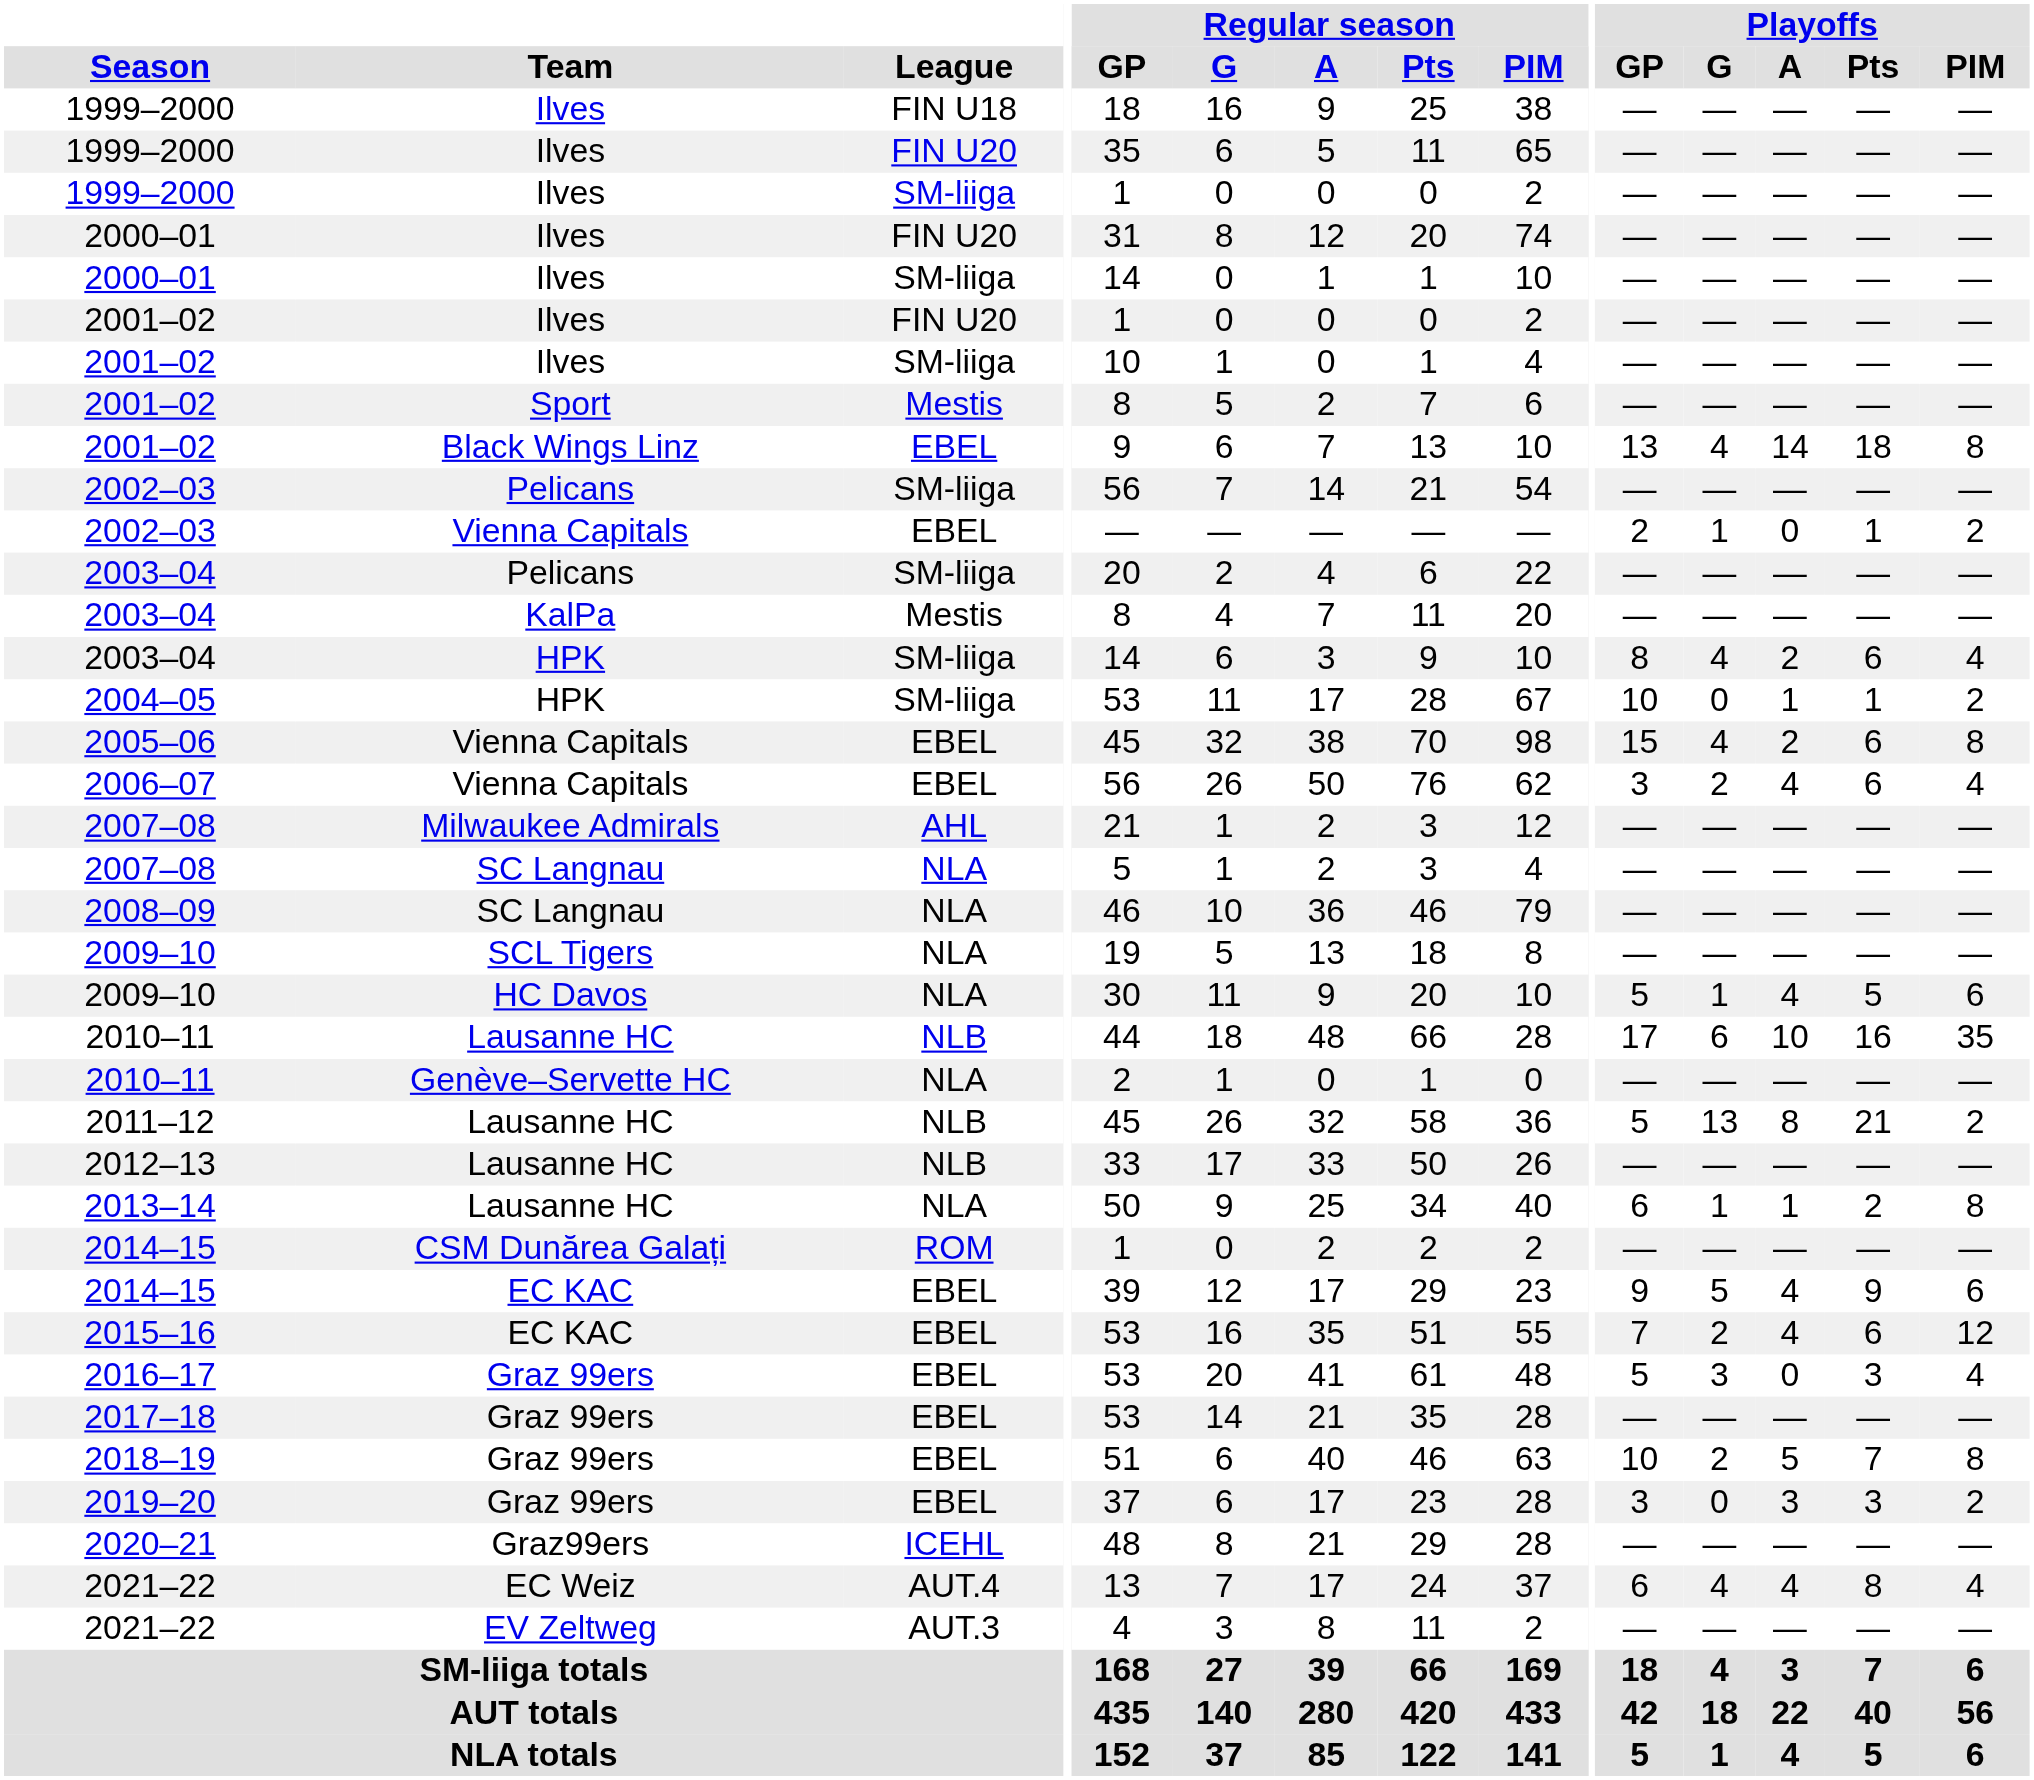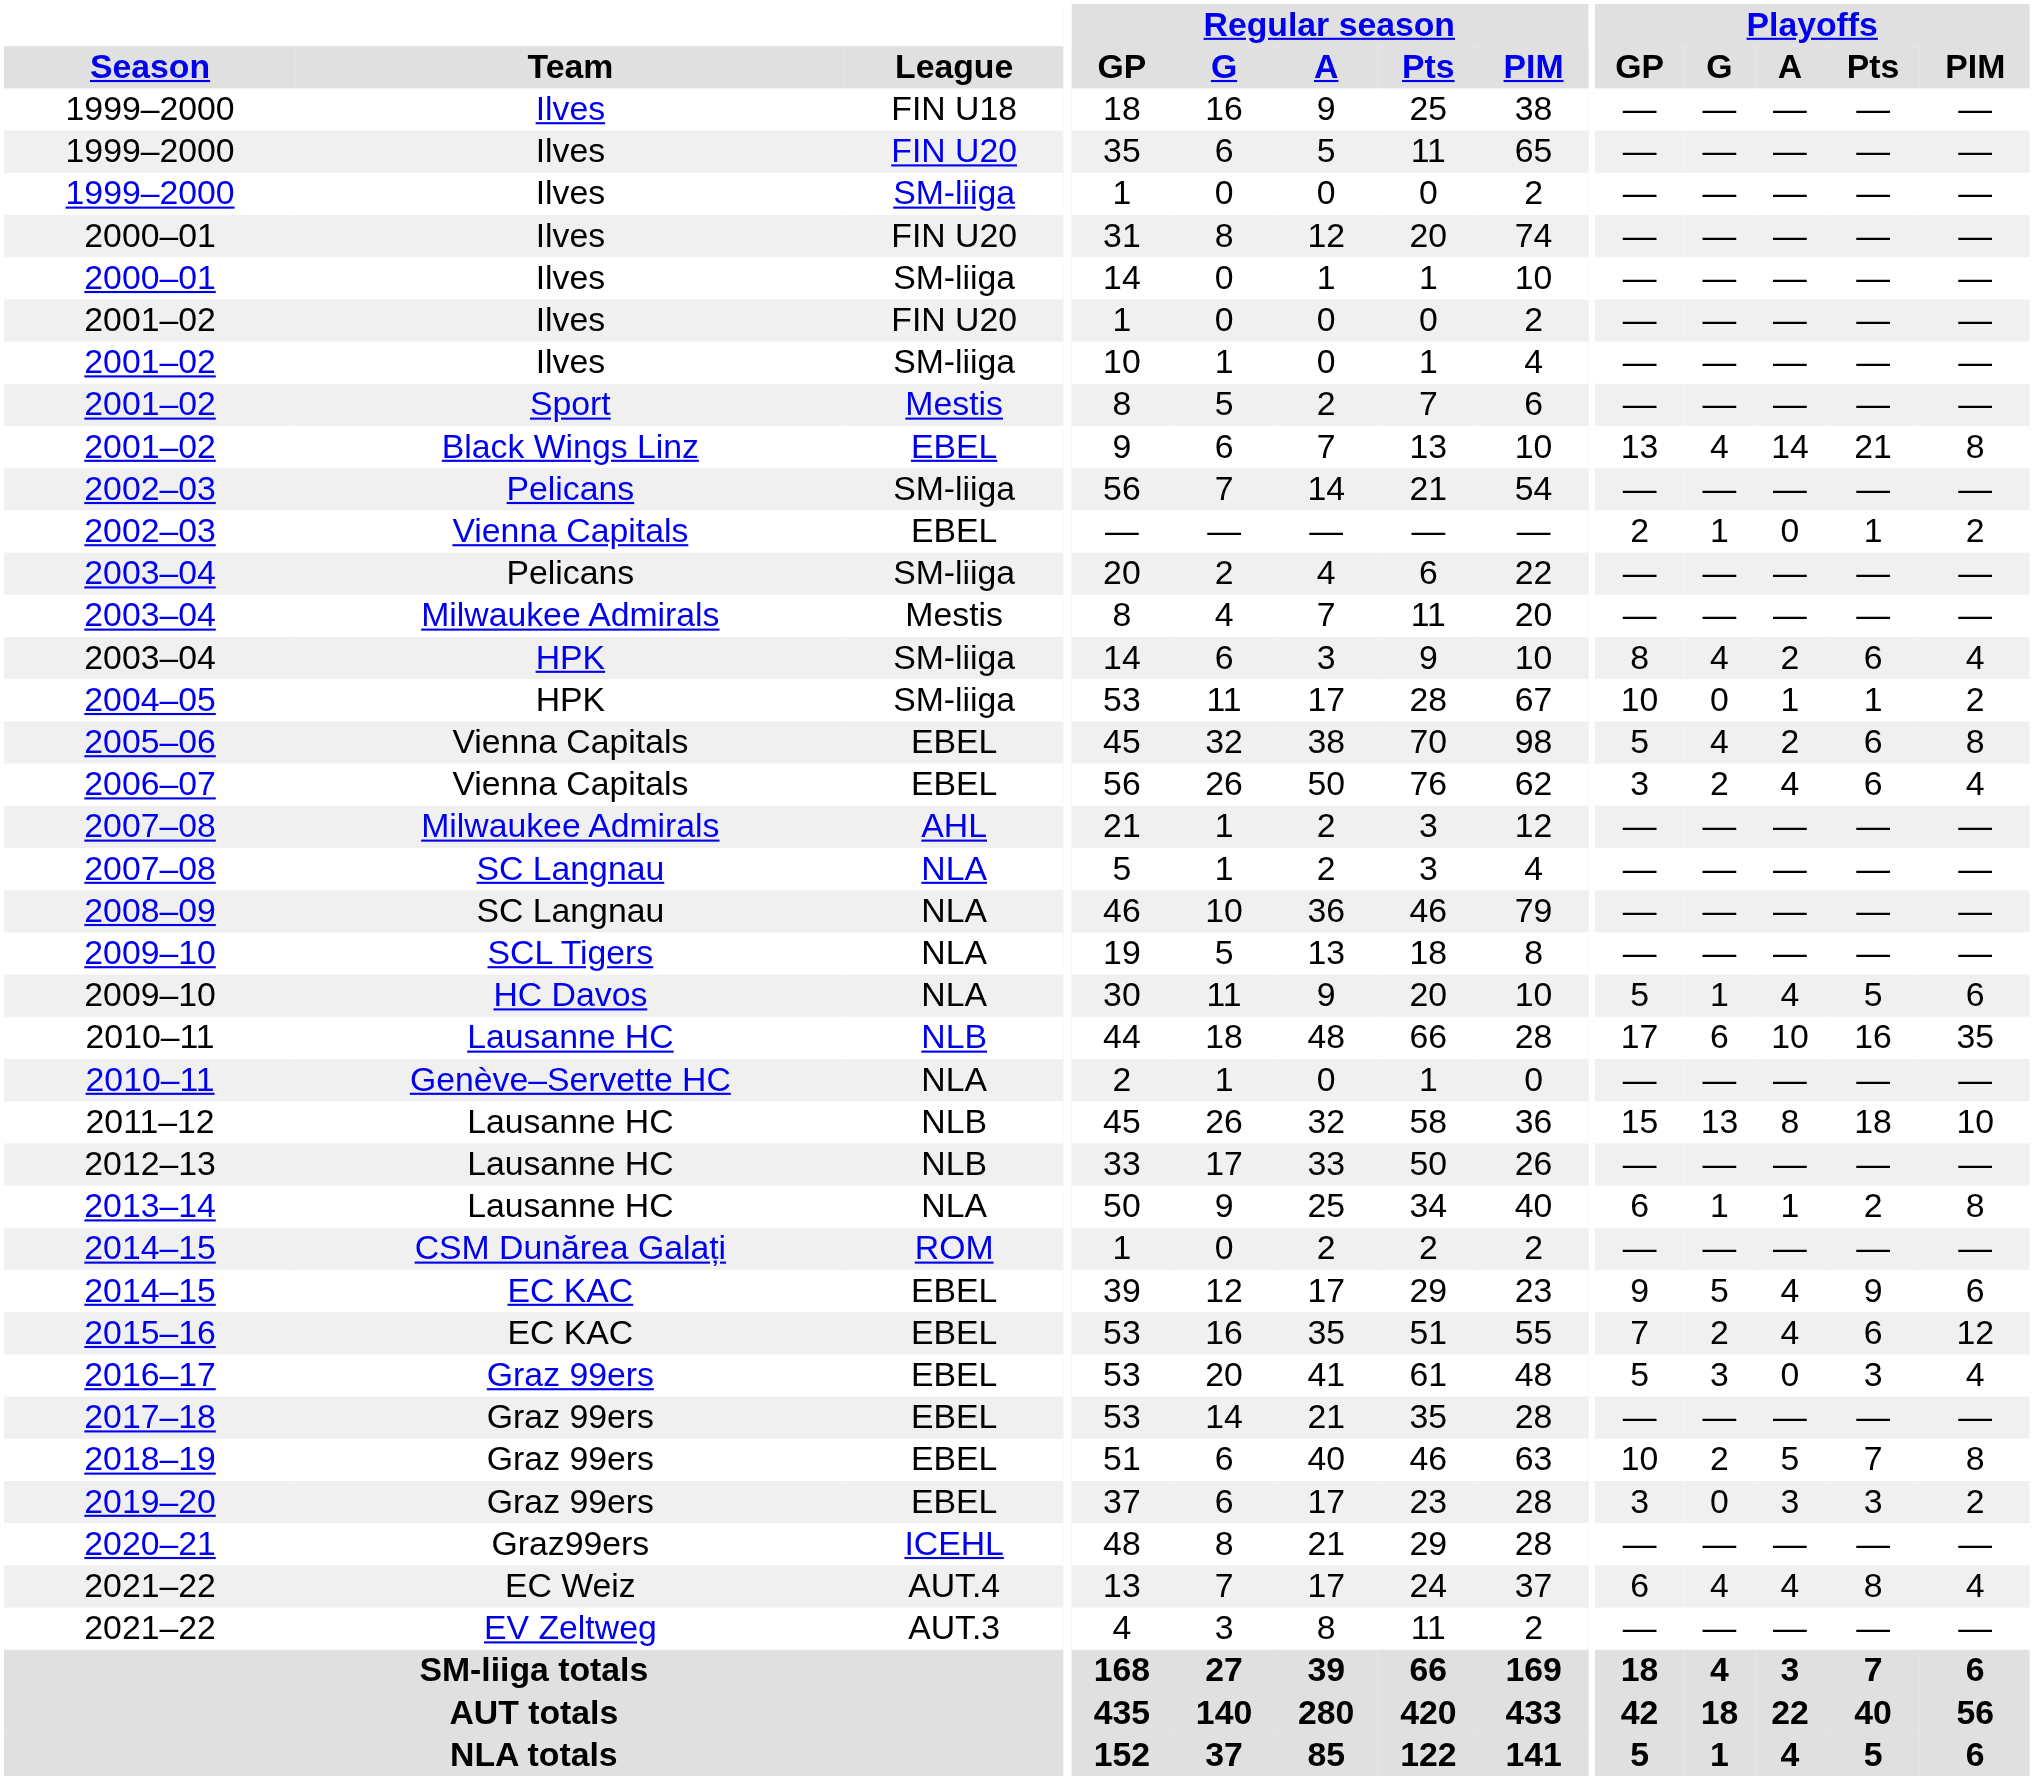(1873, 446) 18 -> (1873, 446) 21
(570, 615) KalPa -> (570, 615) Milwaukee Admirals
(1640, 741) 15 -> (1640, 741) 5
(1640, 1121) 5 -> (1640, 1121) 15
(1873, 1121) 21 -> (1873, 1121) 18
(1975, 1121) 2 -> (1975, 1121) 10
